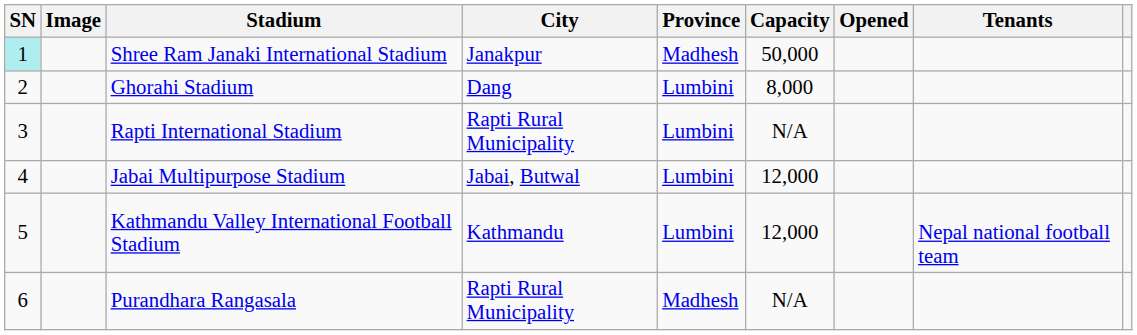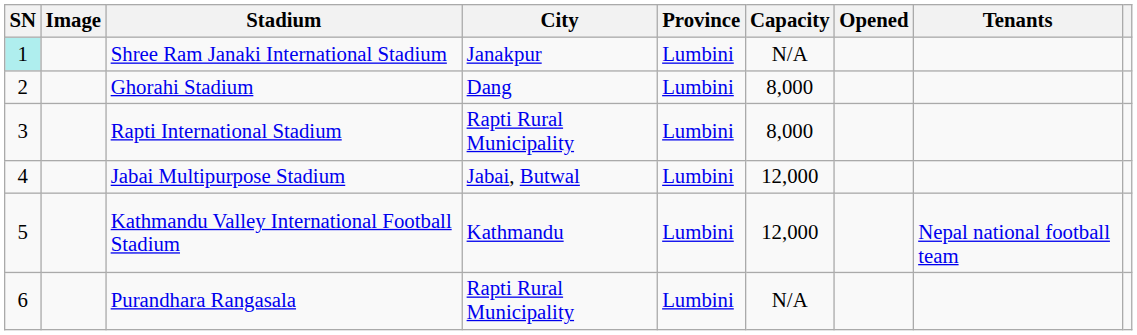(700, 53) Madhesh -> (698, 53) Lumbini
(790, 53) 50,000 -> (790, 53) N/A
(790, 131) N/A -> (790, 131) 8,000
(700, 300) Madhesh -> (698, 300) Lumbini
